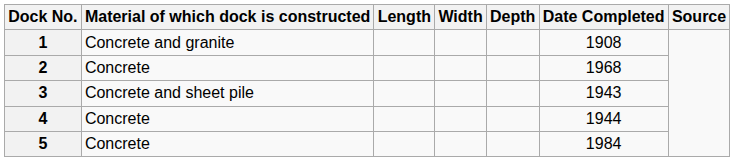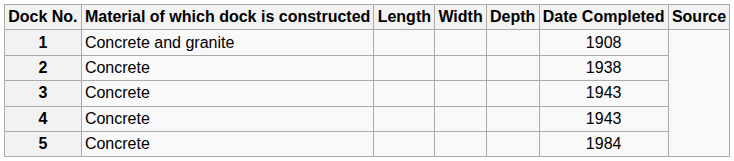(604, 67) 1968 -> (604, 67) 1938
(169, 93) Concrete and sheet pile -> (117, 93) Concrete
(604, 118) 1944 -> (604, 118) 1943
